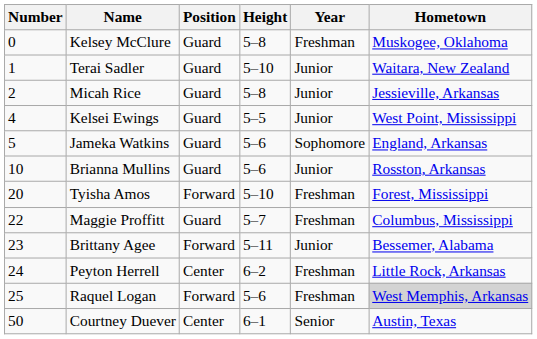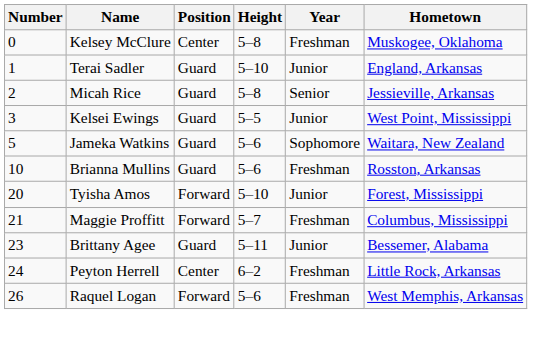(202, 42) Guard -> (198, 42) Center
(441, 67) Waitara, New Zealand -> (425, 67) England, Arkansas
(314, 93) Junior -> (309, 93) Senior
(12, 118) 4 -> (12, 118) 3
(430, 143) England, Arkansas -> (436, 143) Waitara, New Zealand
(314, 169) Junior -> (320, 169) Freshman
(325, 194) Freshman -> (308, 194) Junior
(16, 219) 22 -> (16, 219) 21
(202, 219) Guard -> (204, 219) Forward
(209, 245) Forward -> (197, 245) Guard
(16, 295) 25 -> (16, 295) 26
(450, 295) lightgrey background -> (445, 295) no background
- row: (123, 321)
